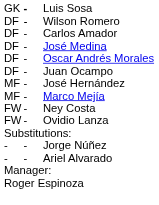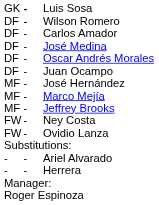+ row: (79, 108)
- row: (75, 146)
+ row: (62, 170)
